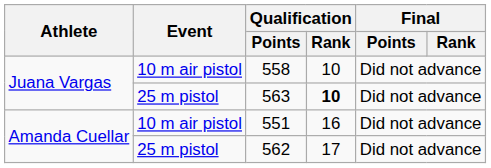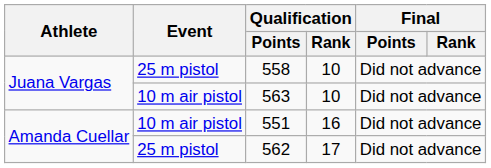(190, 70) 10 m air pistol -> (178, 70) 25 m pistol
(178, 97) 25 m pistol -> (190, 97) 10 m air pistol
(331, 97) bold -> (331, 97) normal
